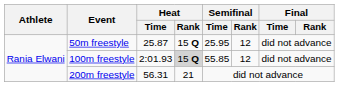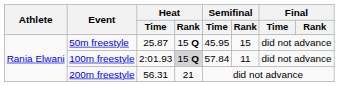(217, 43) 25.95 -> (217, 43) 45.95
(245, 43) 12 -> (245, 43) 15
(217, 59) 55.85 -> (217, 59) 57.84
(245, 59) 12 -> (245, 59) 11
